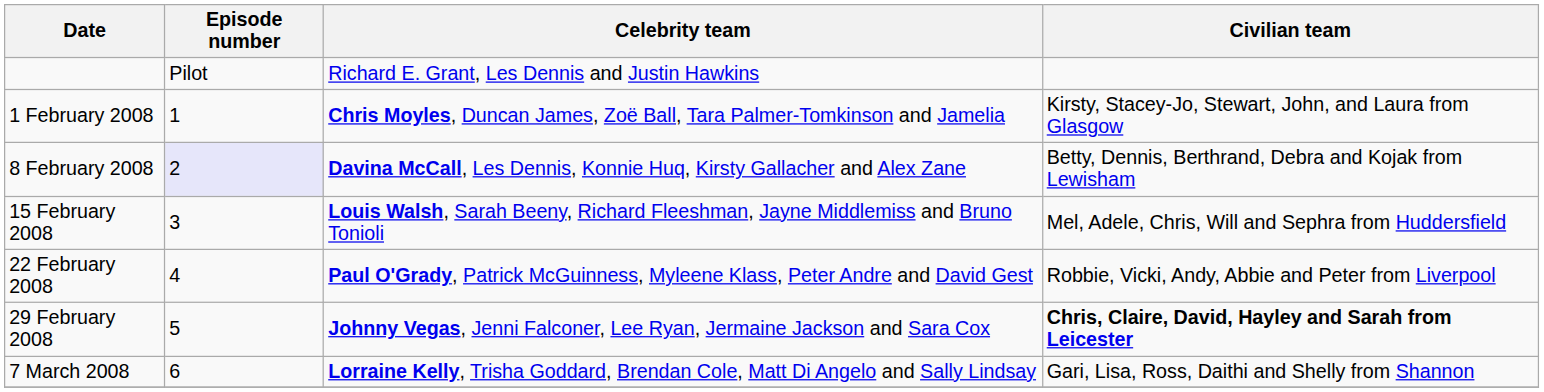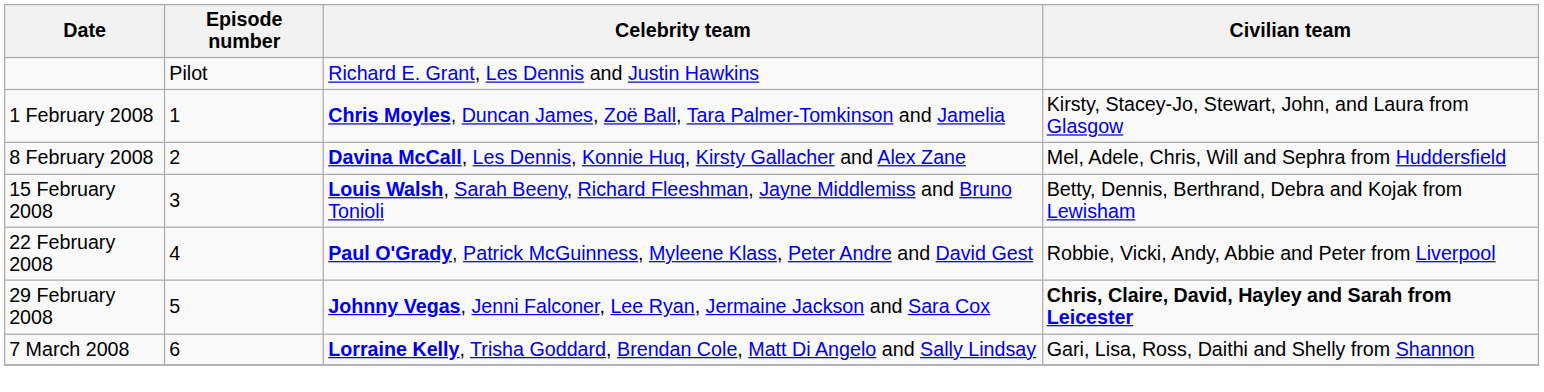(175, 169) lavender background -> (175, 158) no background
(1254, 169) Betty, Dennis, Berthrand, Debra and Kojak from Lewisham -> (1276, 158) Mel, Adele, Chris, Will and Sephra from Huddersfield
(1276, 222) Mel, Adele, Chris, Will and Sephra from Huddersfield -> (1254, 200) Betty, Dennis, Berthrand, Debra and Kojak from Lewisham
